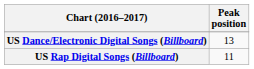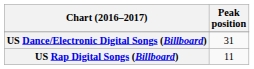(229, 40) 13 -> (229, 40) 31
